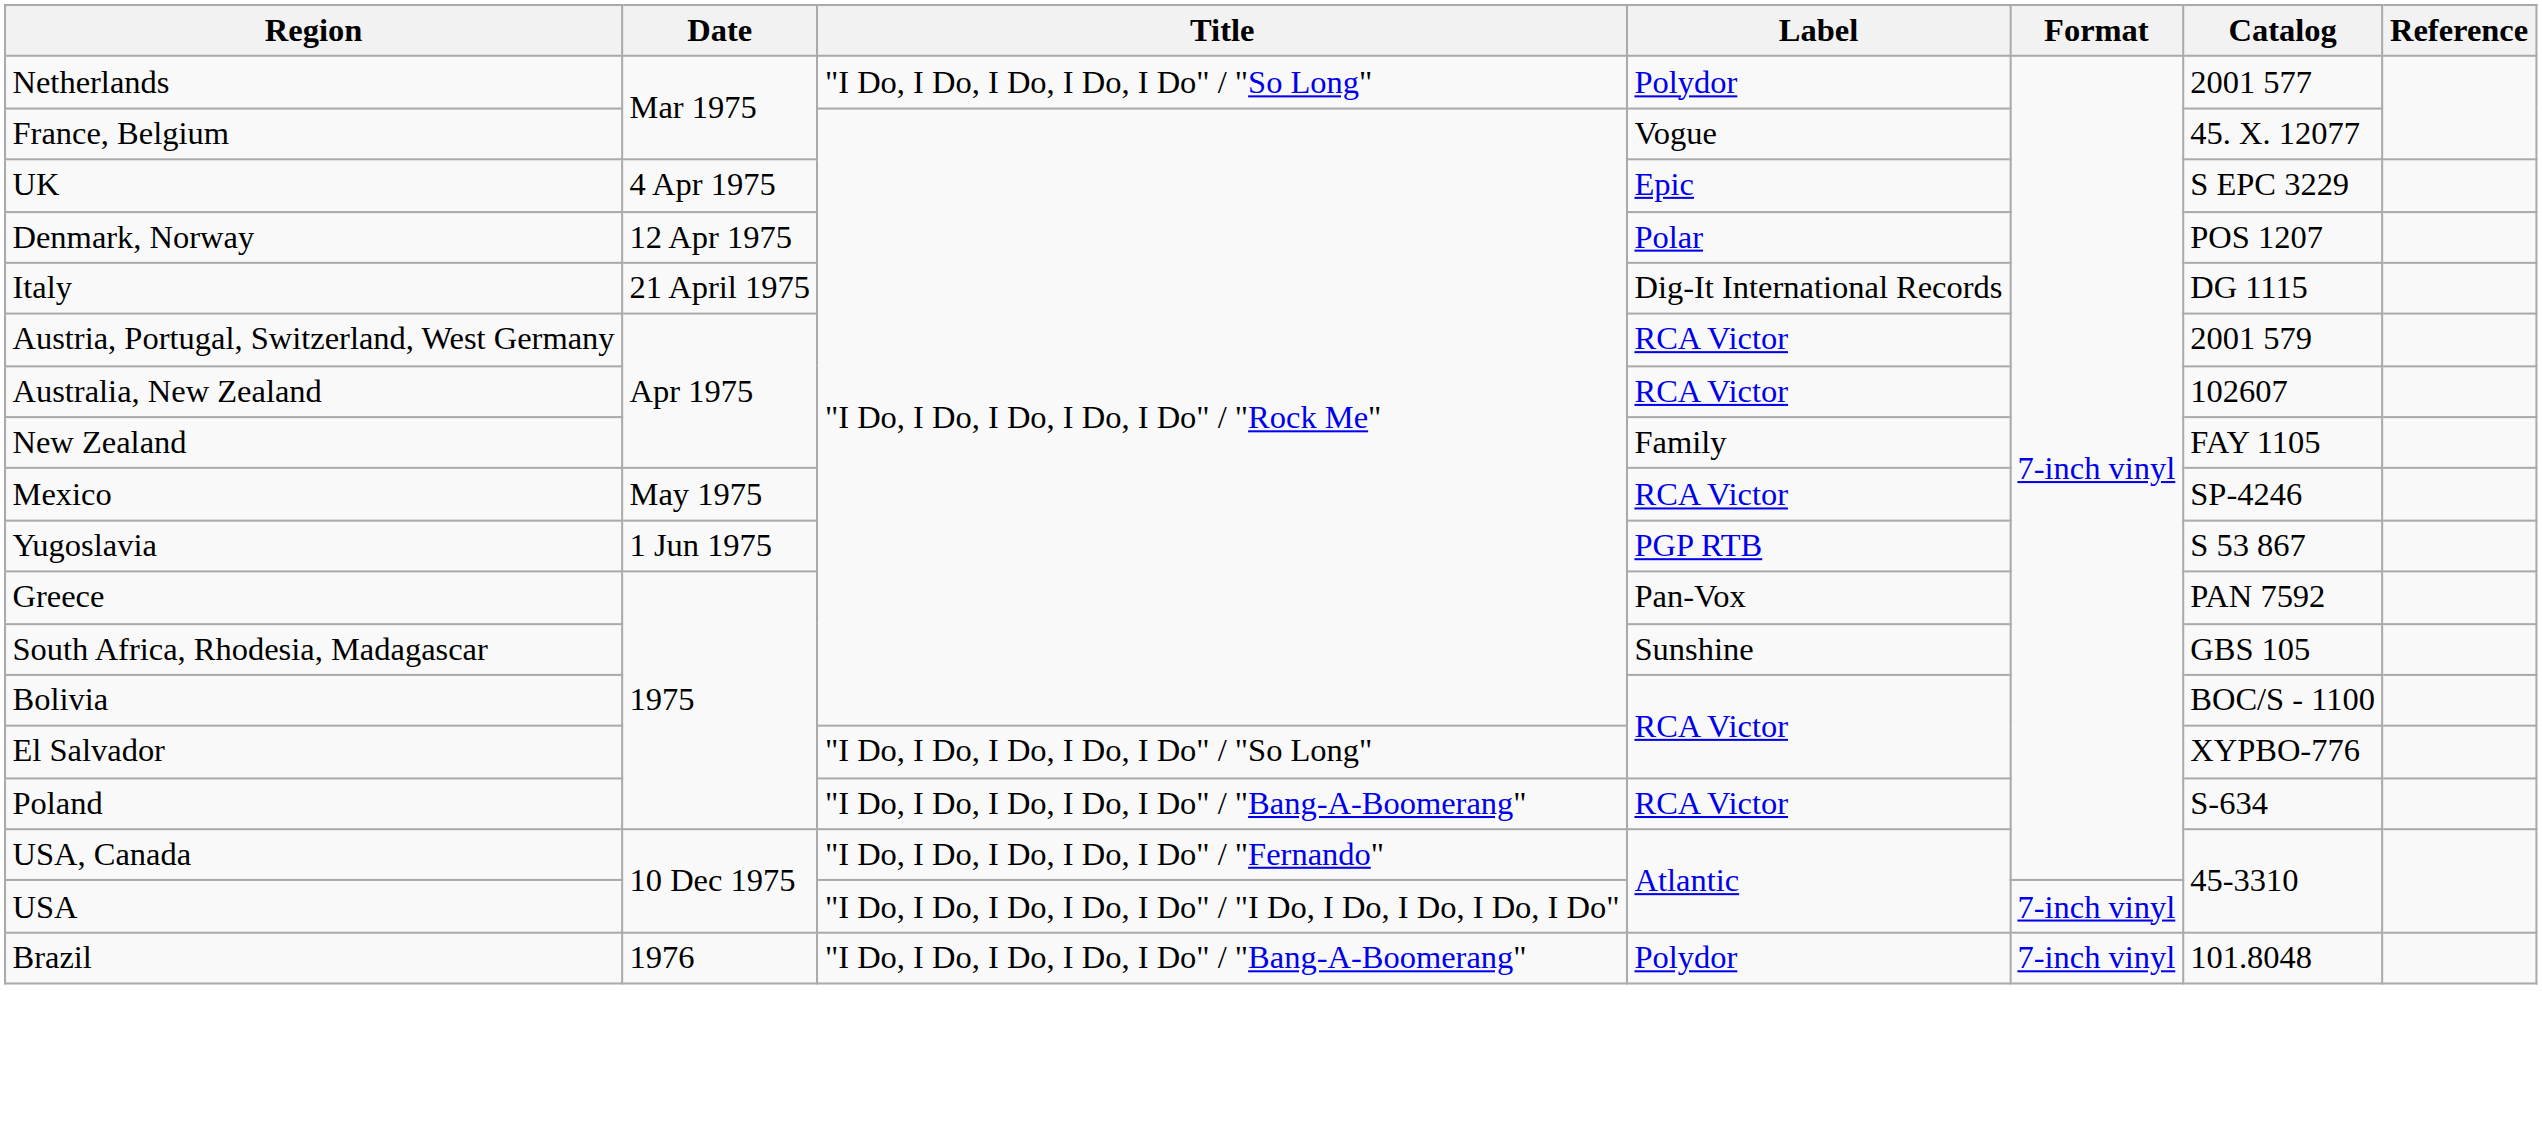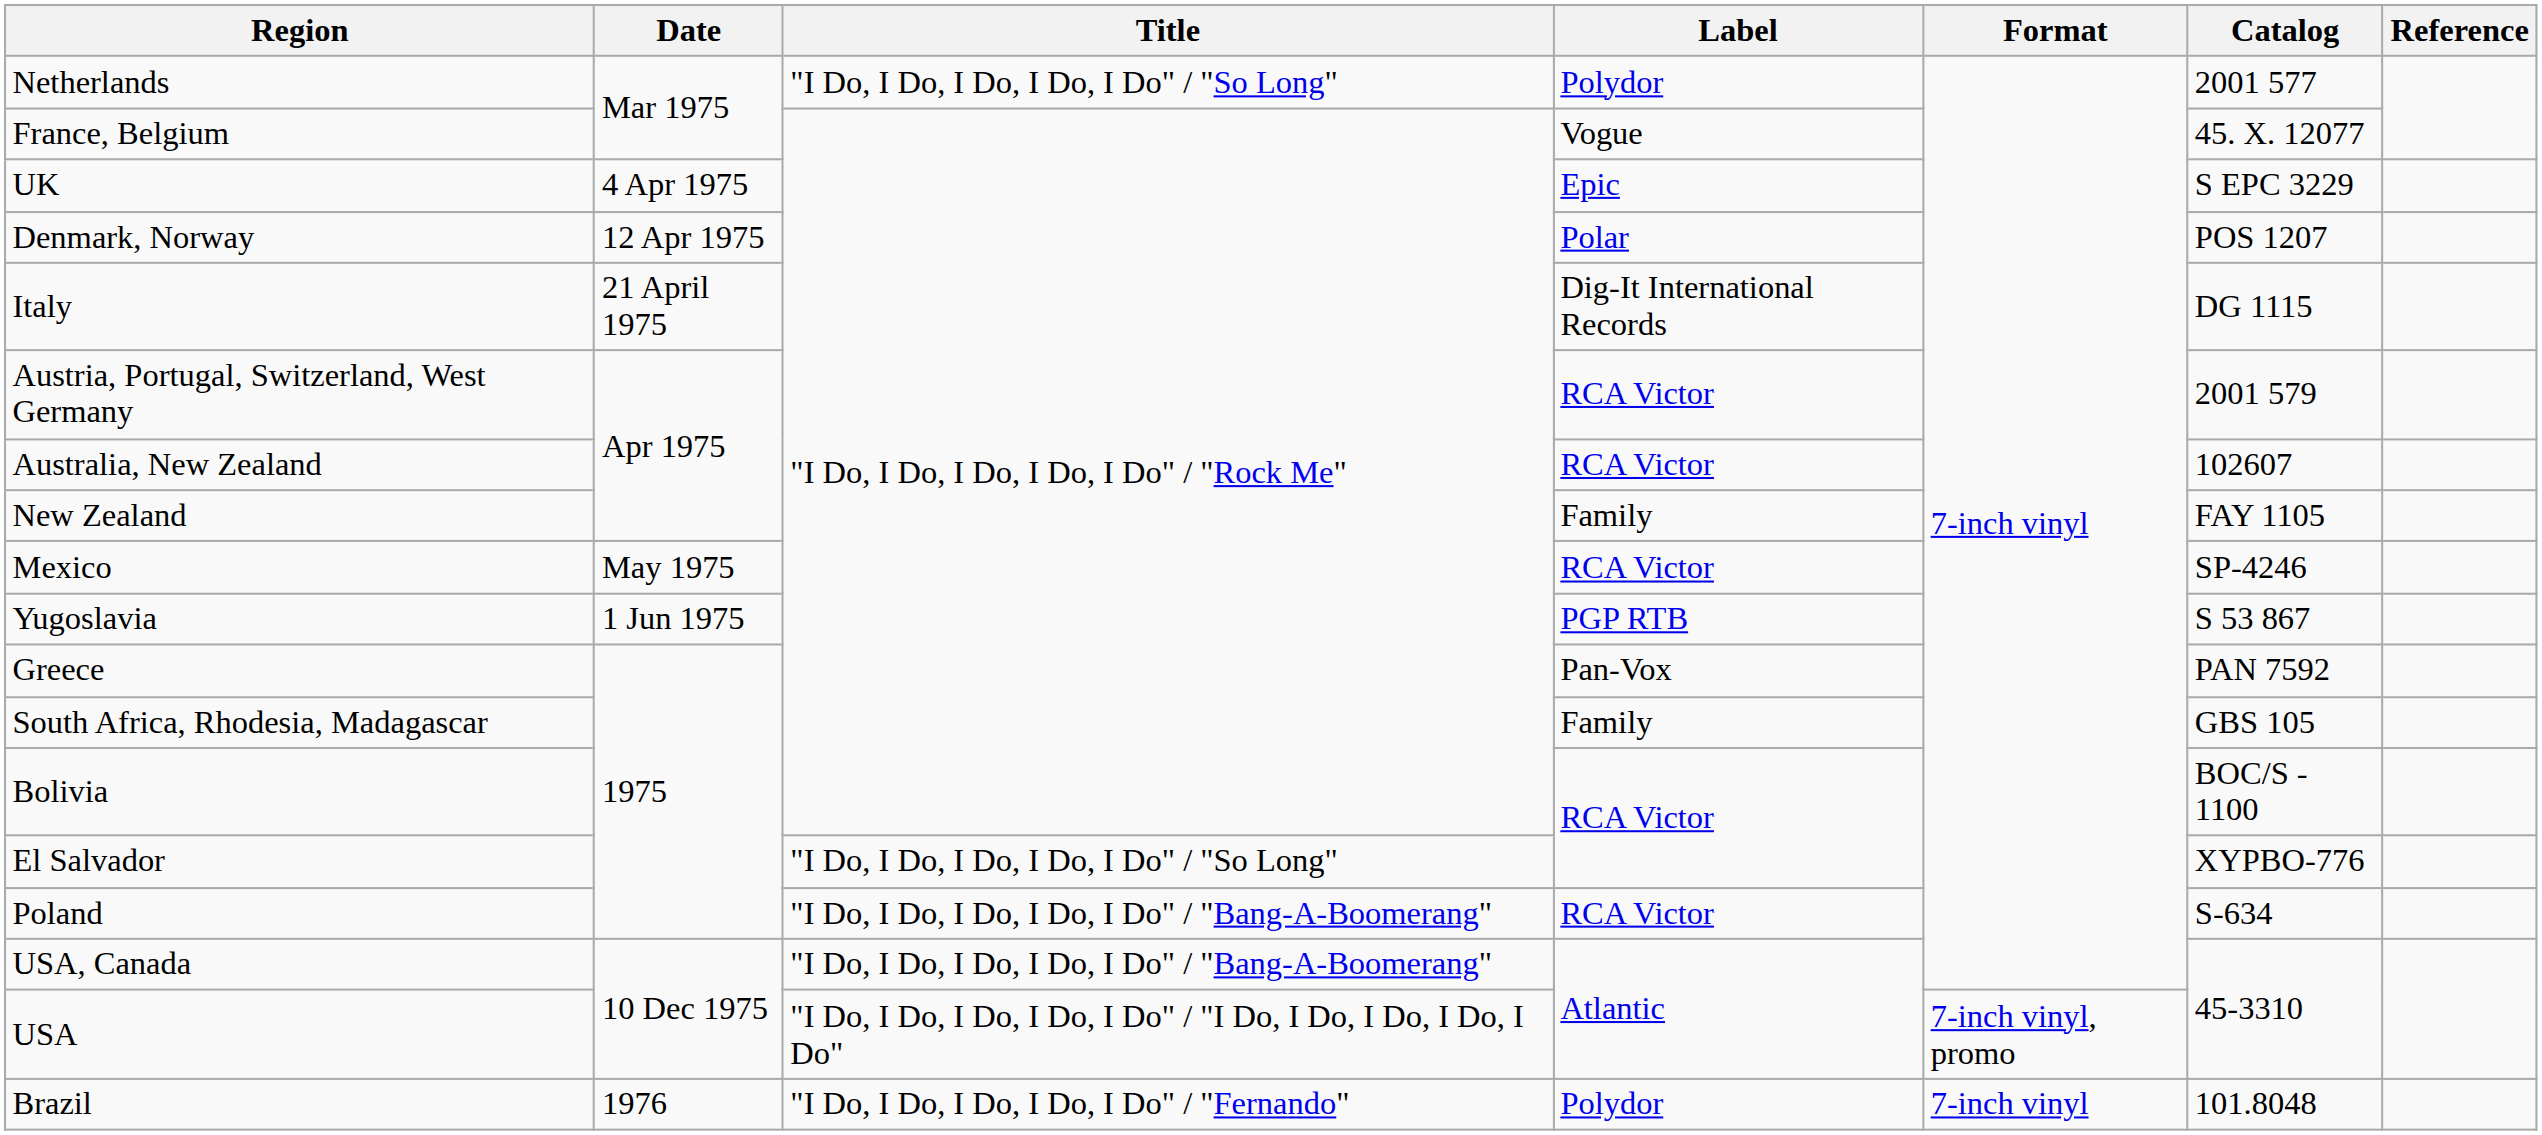(1694, 648) Sunshine -> (1606, 721) Family
(1104, 854) "I Do, I Do, I Do, I Do, I Do" / "Fernando" -> (1141, 964) "I Do, I Do, I Do, I Do, I Do" / "Bang-A-Boomerang"
(2096, 905) 7-inch vinyl -> (2014, 1033) 7-inch vinyl, promo
(1176, 957) "I Do, I Do, I Do, I Do, I Do" / "Bang-A-Boomerang" -> (1070, 1103) "I Do, I Do, I Do, I Do, I Do" / "Fernando"
